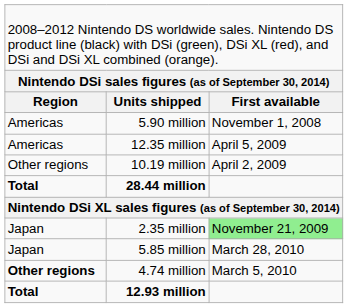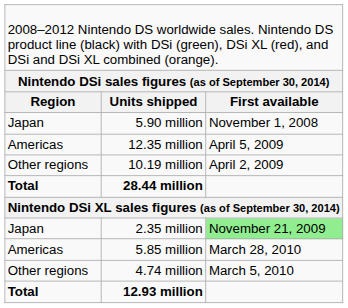(35, 123) Americas -> (26, 123) Japan
(26, 249) Japan -> (35, 249) Americas
(51, 270) bold -> (48, 270) normal
